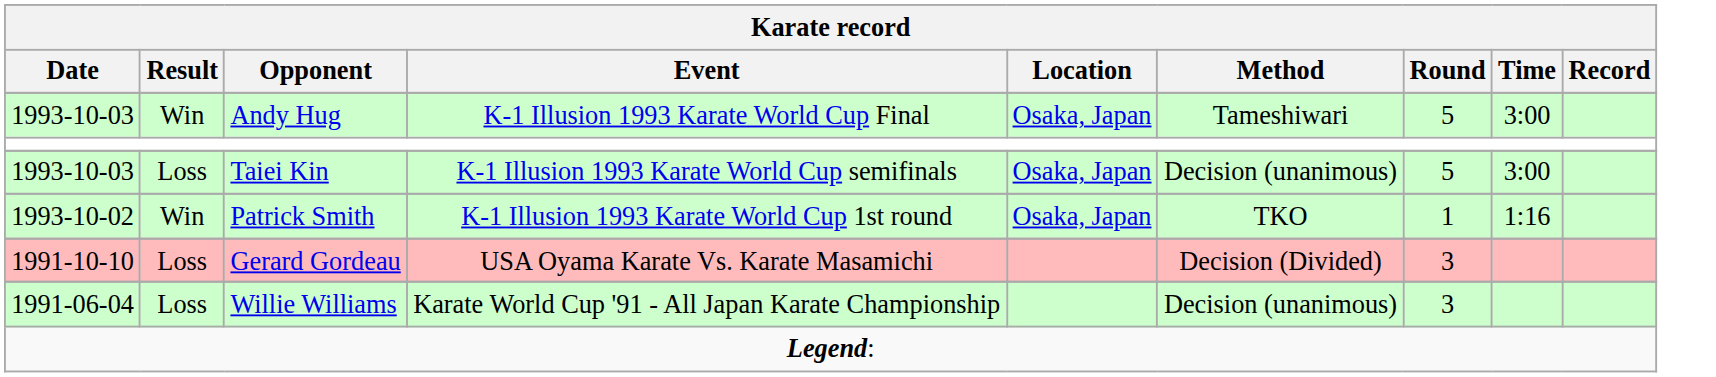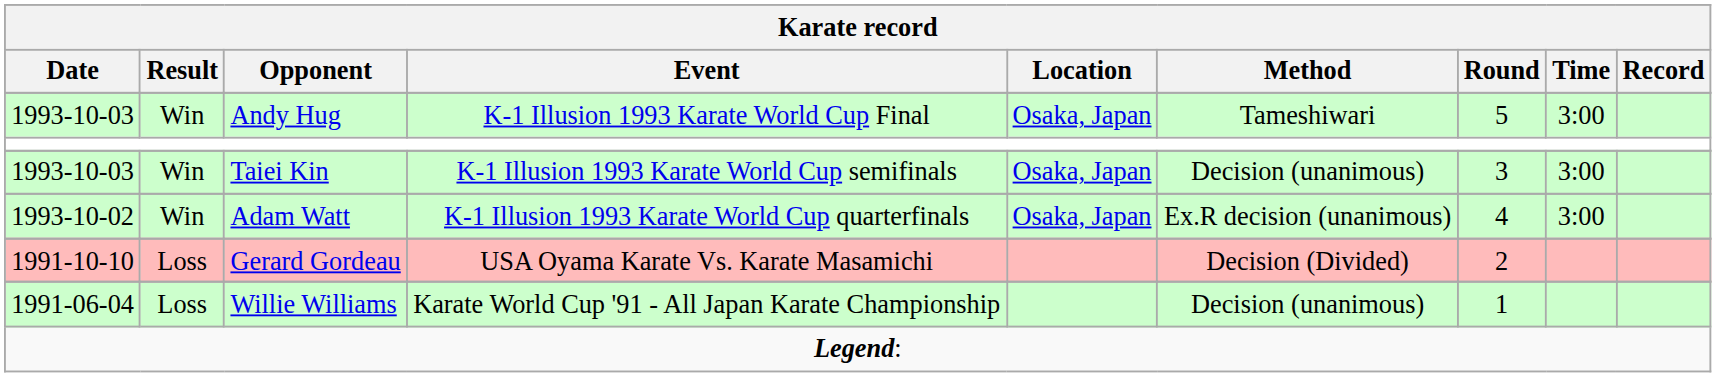(182, 171) Loss -> (182, 171) Win
(1448, 171) 5 -> (1502, 171) 3
+ row: (290, 215)
- row: (302, 215)
(1448, 259) 3 -> (1502, 259) 2
(1448, 304) 3 -> (1502, 304) 1
